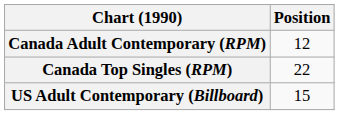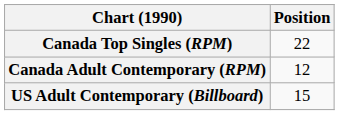rows swapped: (137, 69) <-> (137, 43)
